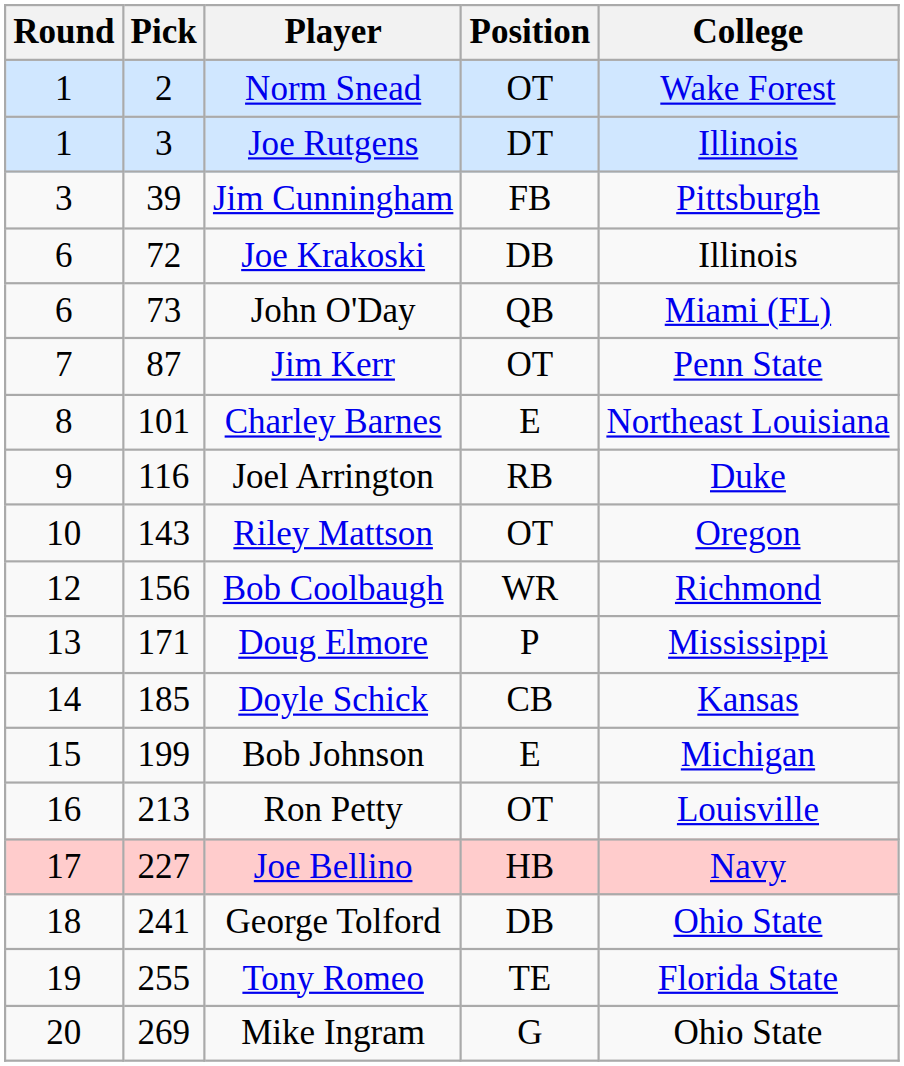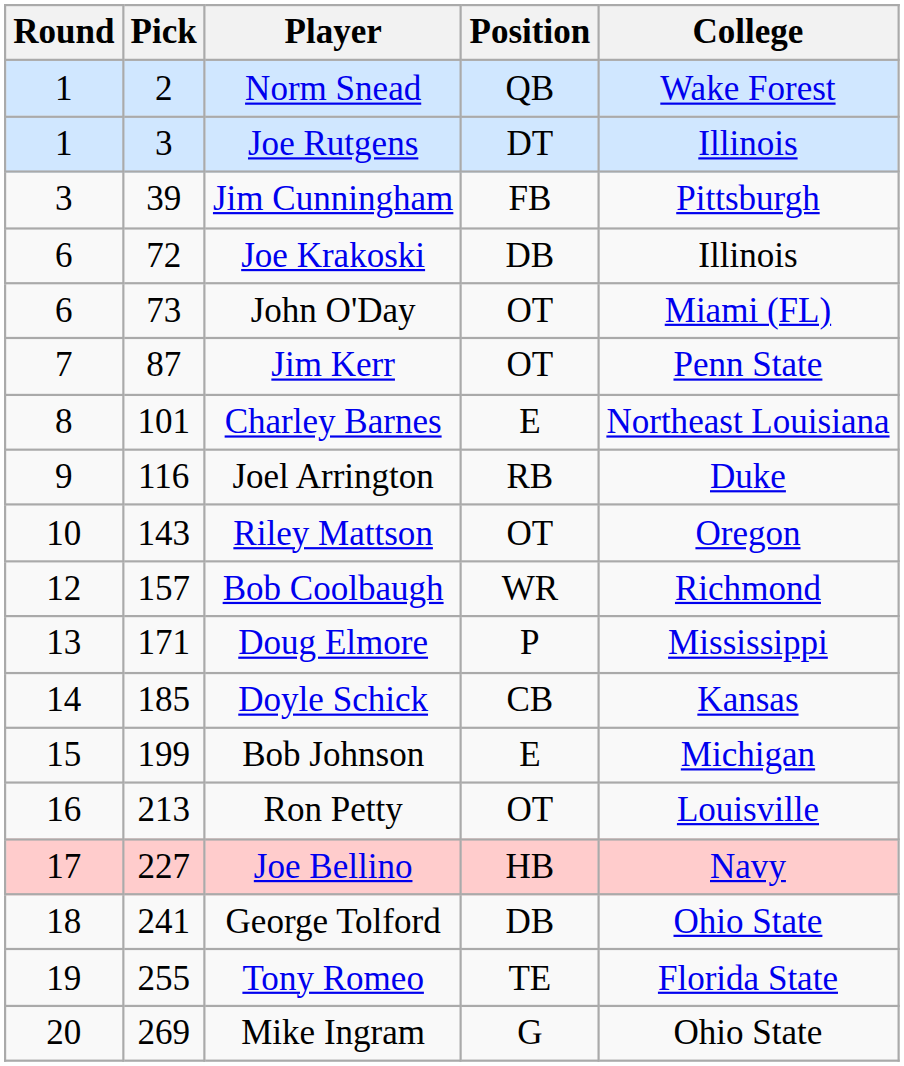(530, 87) OT -> (530, 87) QB
(530, 310) QB -> (530, 310) OT
(164, 587) 156 -> (164, 587) 157
